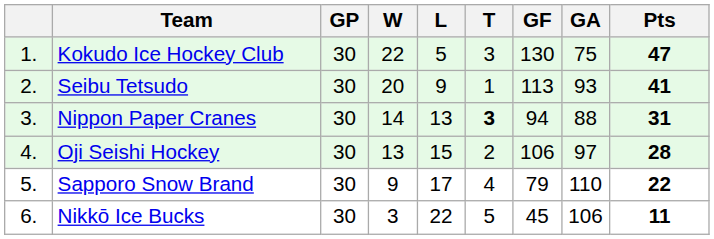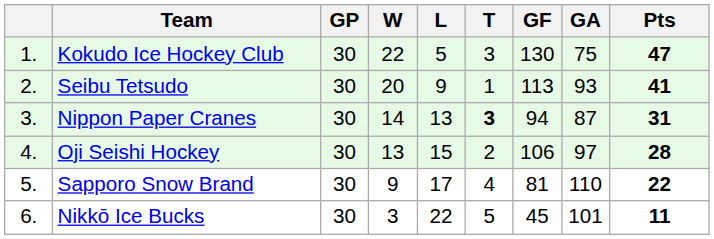(586, 119) 88 -> (586, 119) 87
(537, 184) 79 -> (537, 184) 81
(586, 217) 106 -> (586, 217) 101
